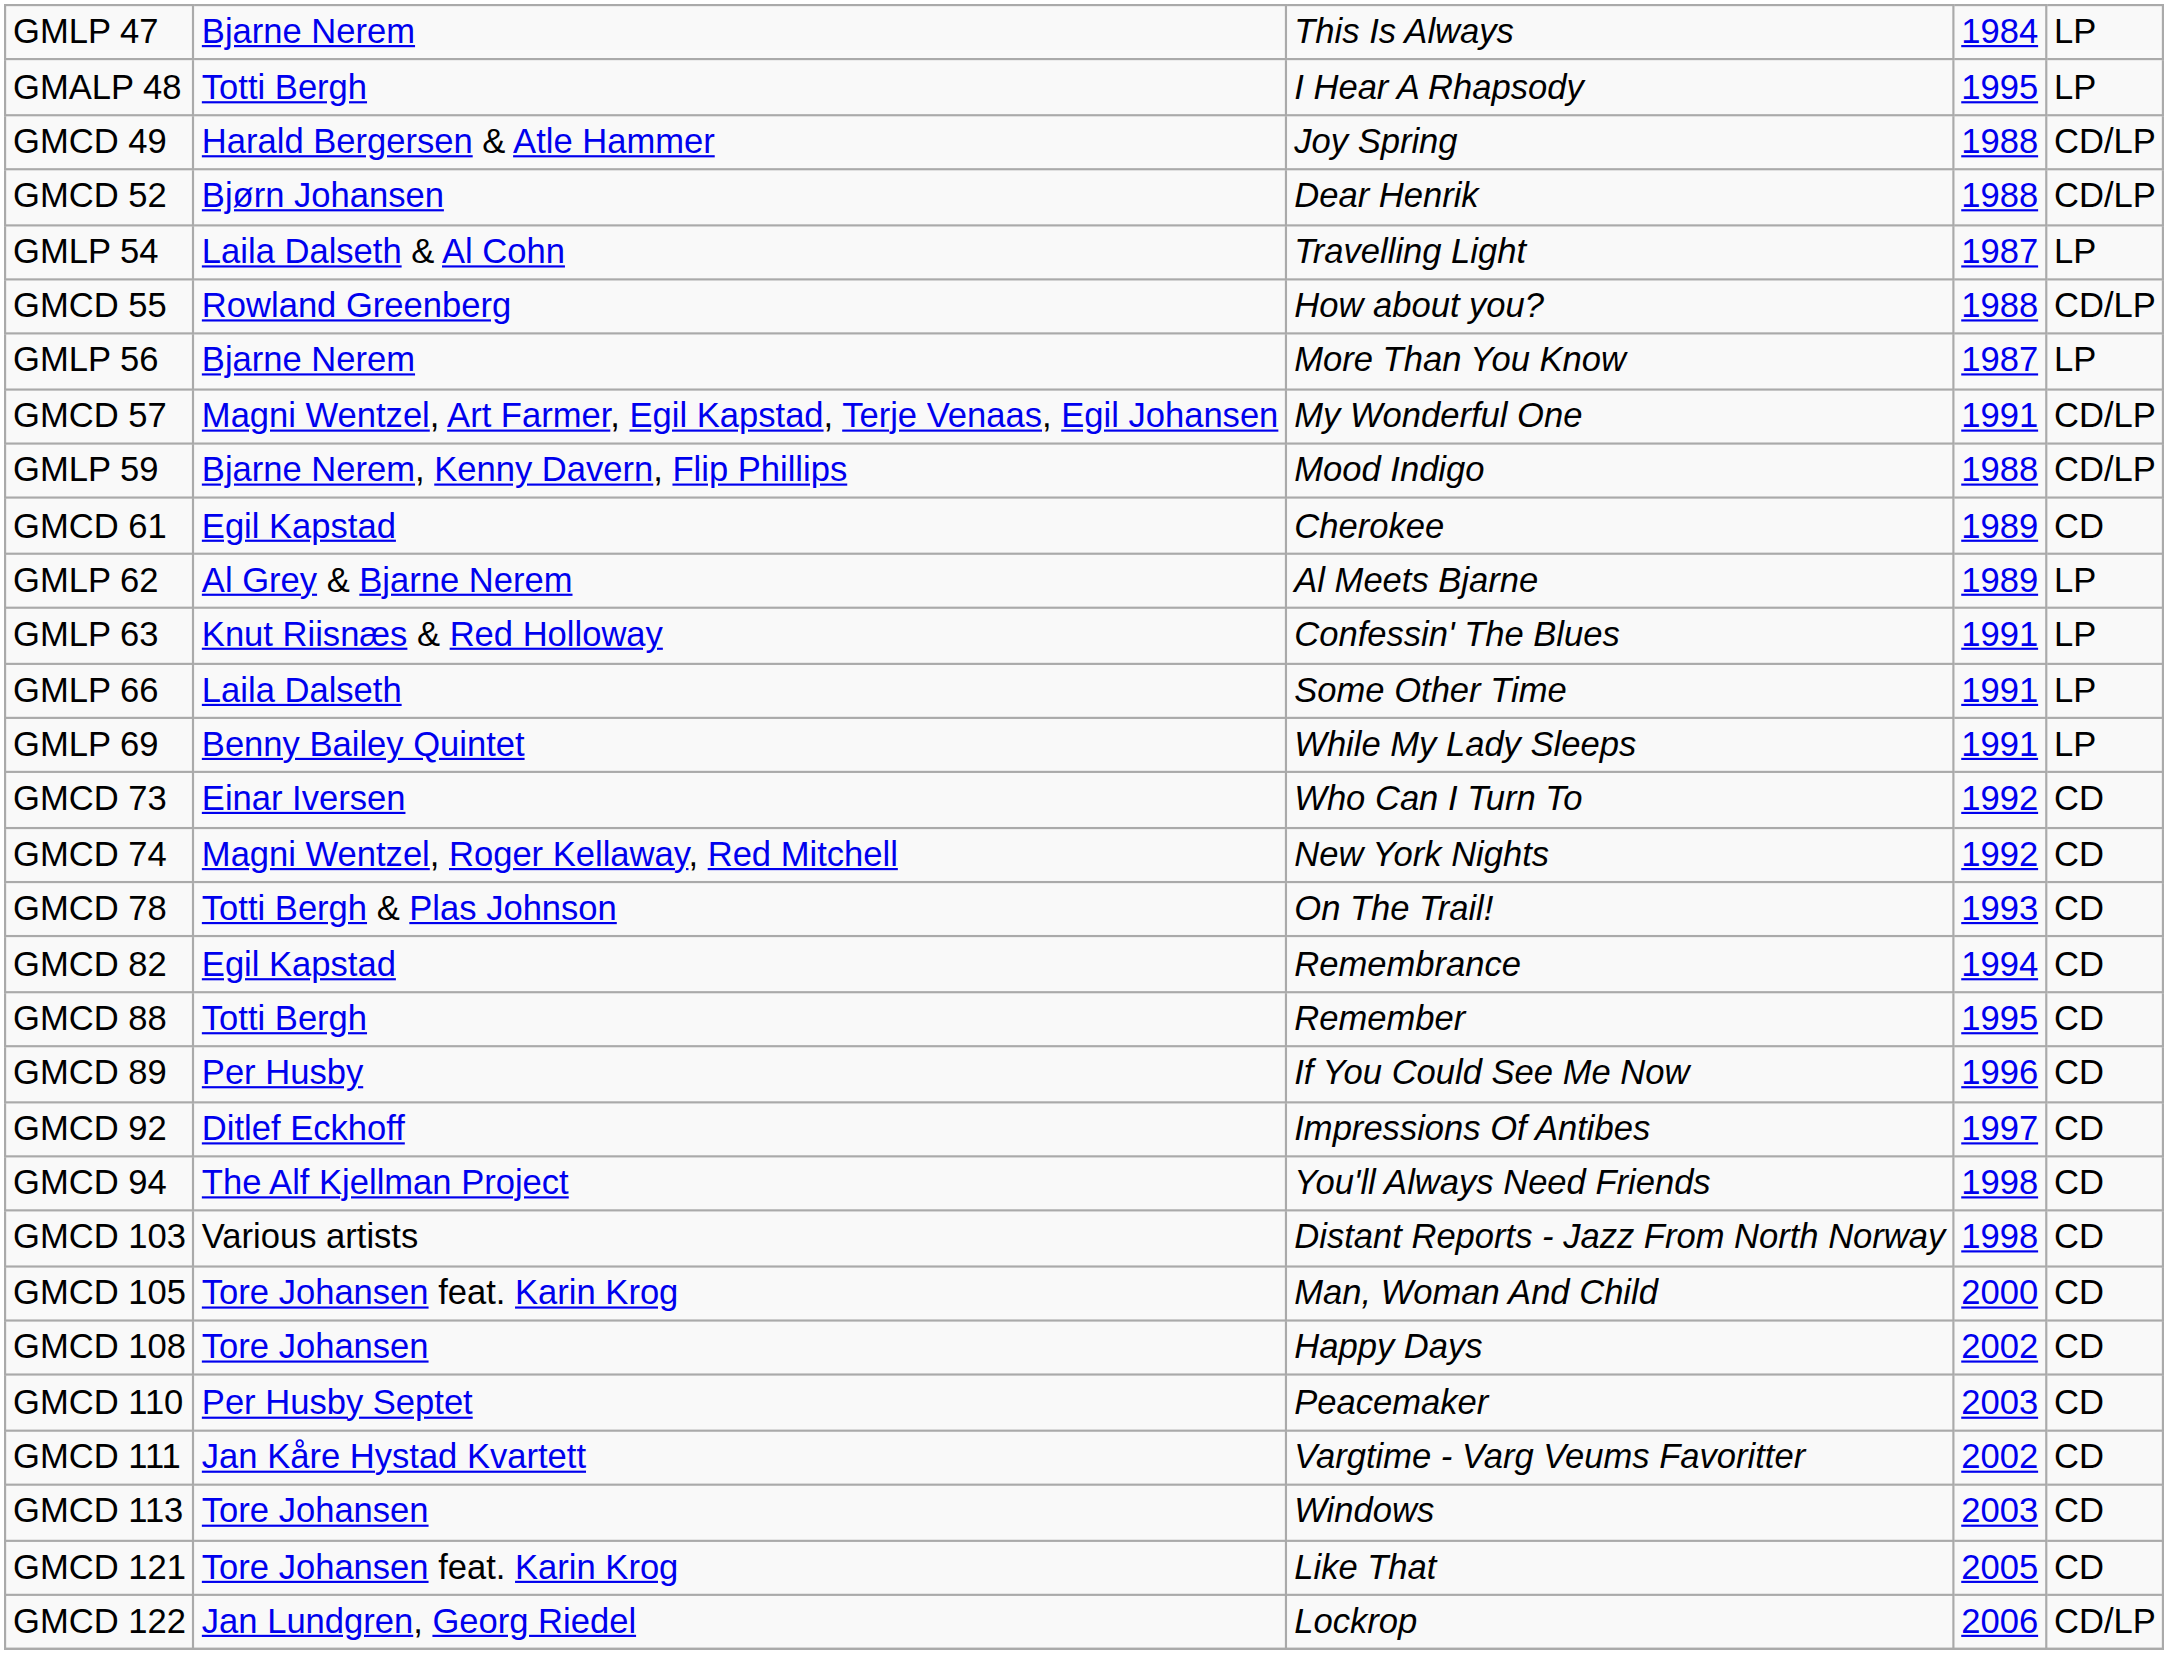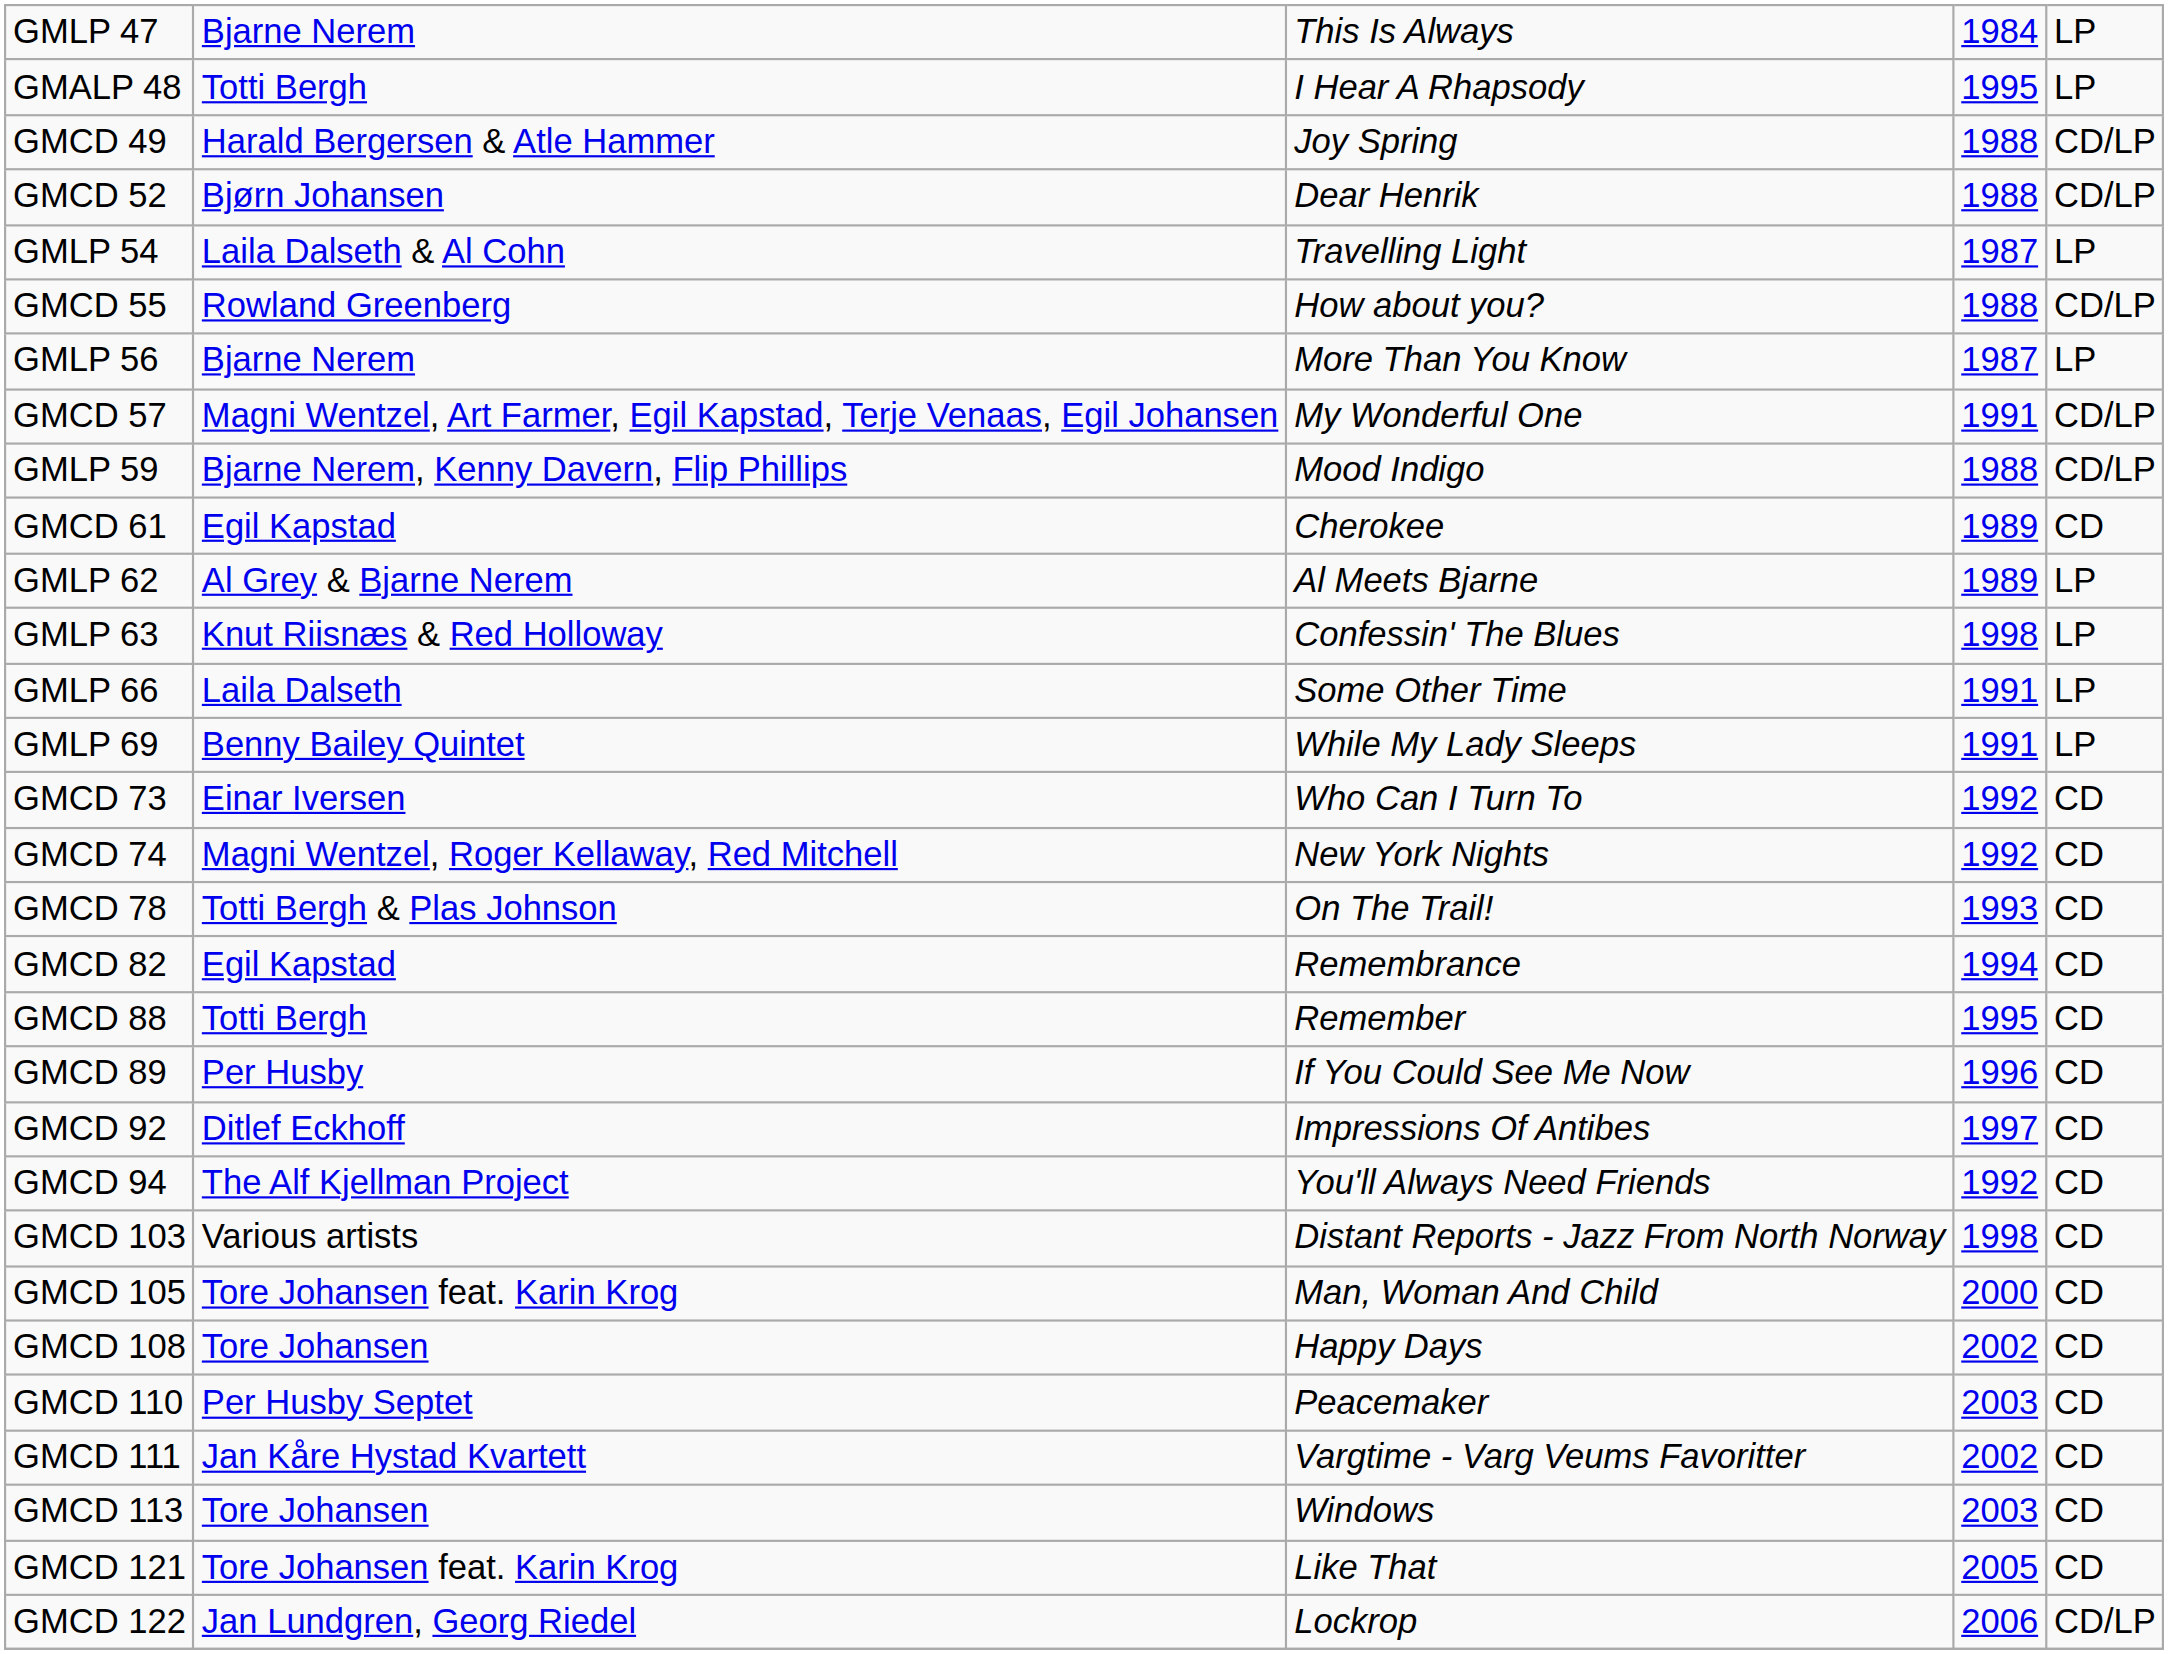(2000, 634) 1991 -> (2000, 634) 1998
(2000, 1182) 1998 -> (2000, 1182) 1992
